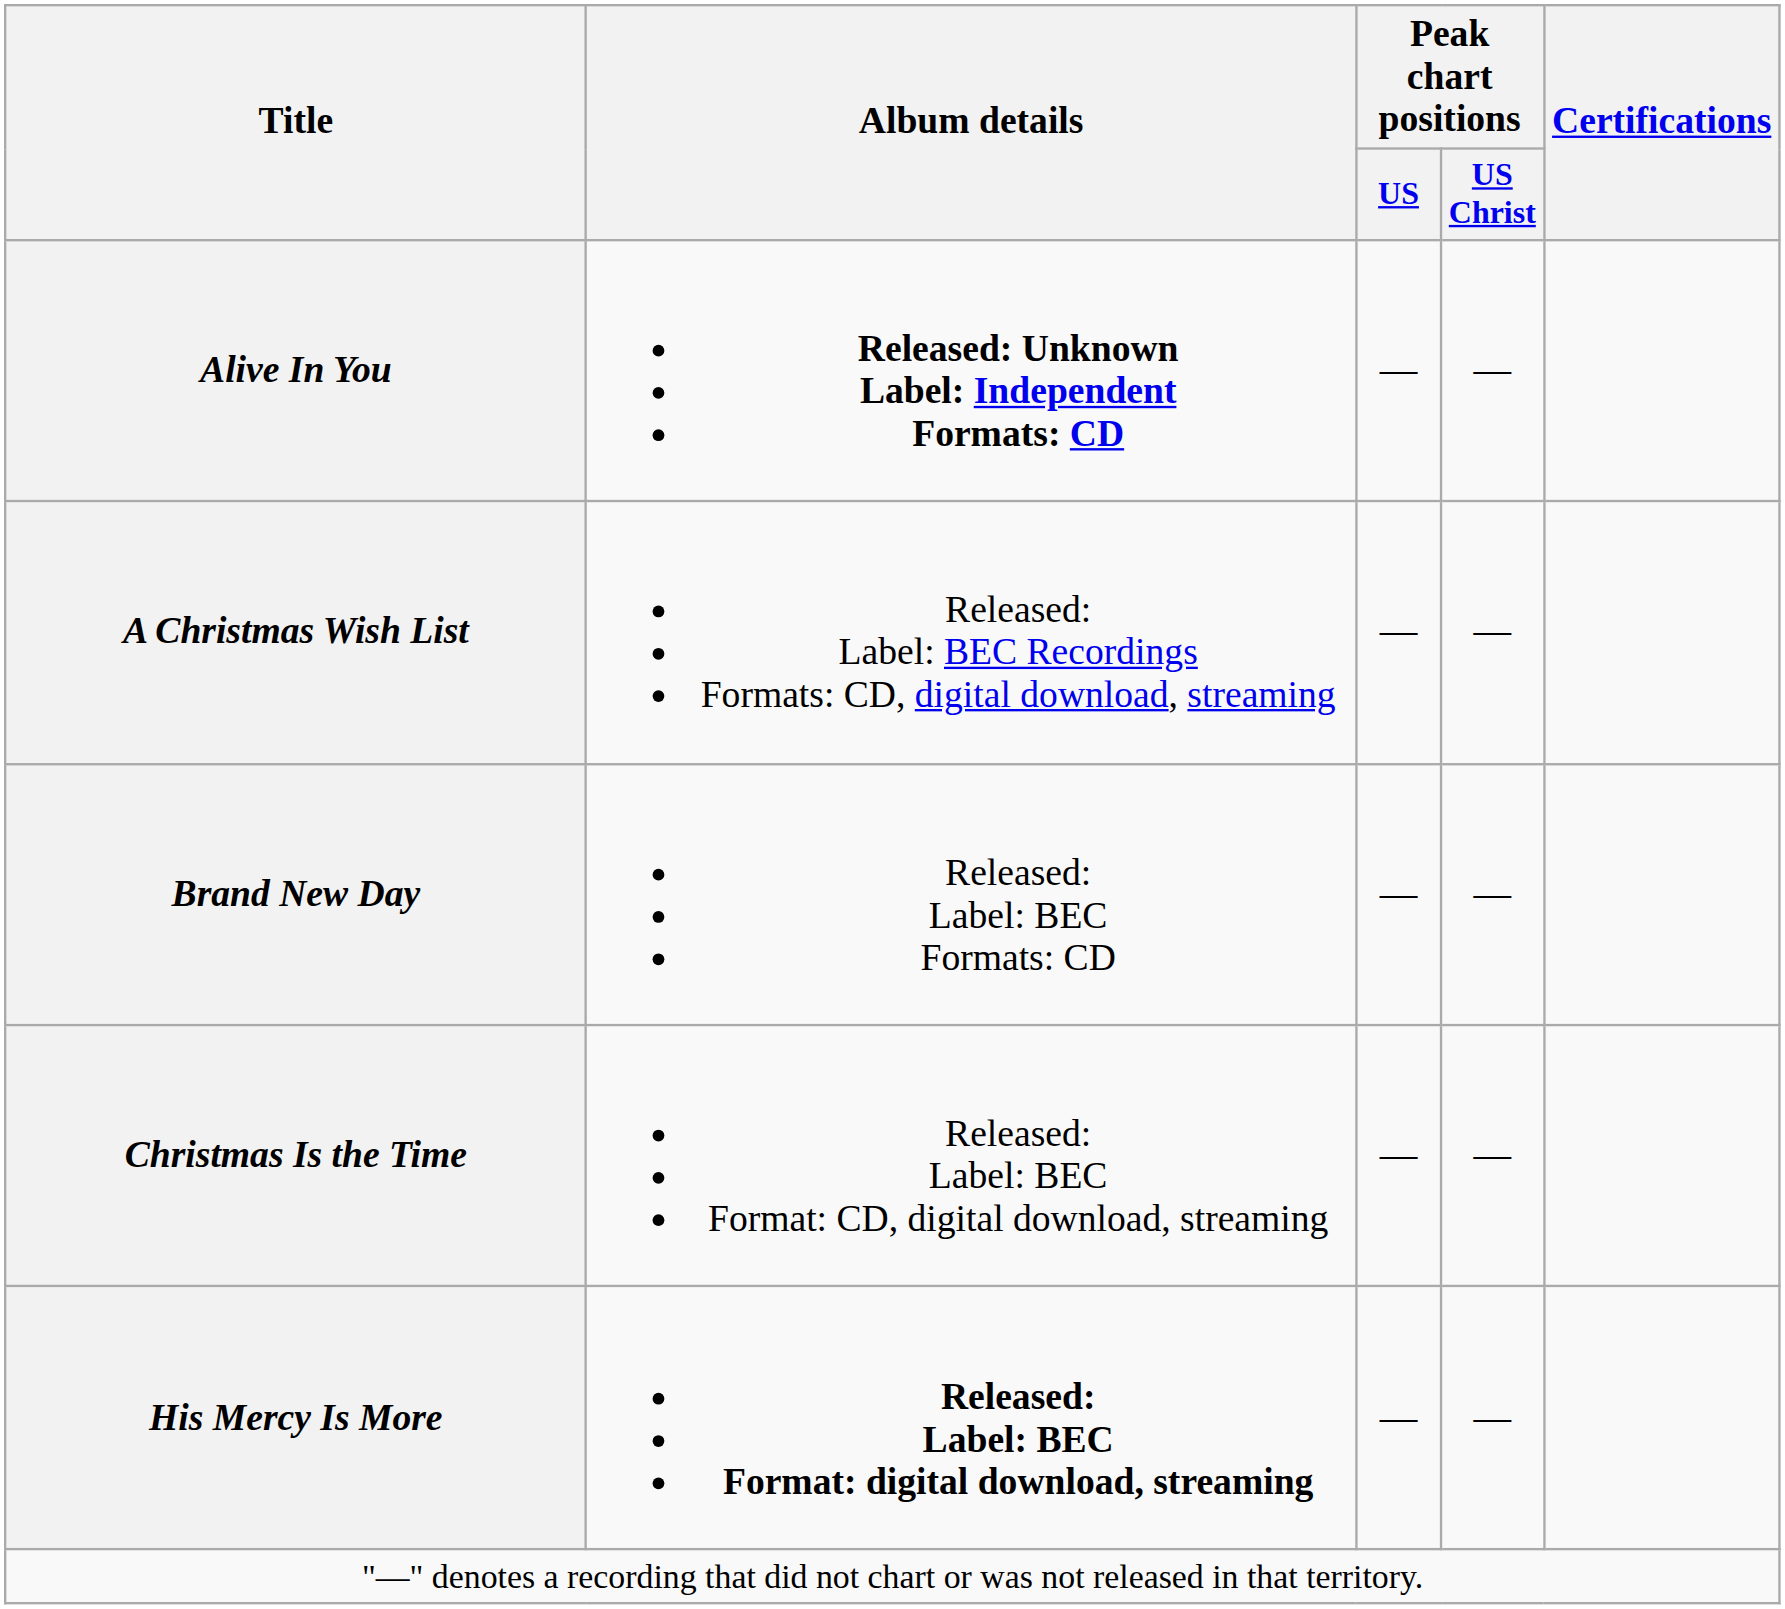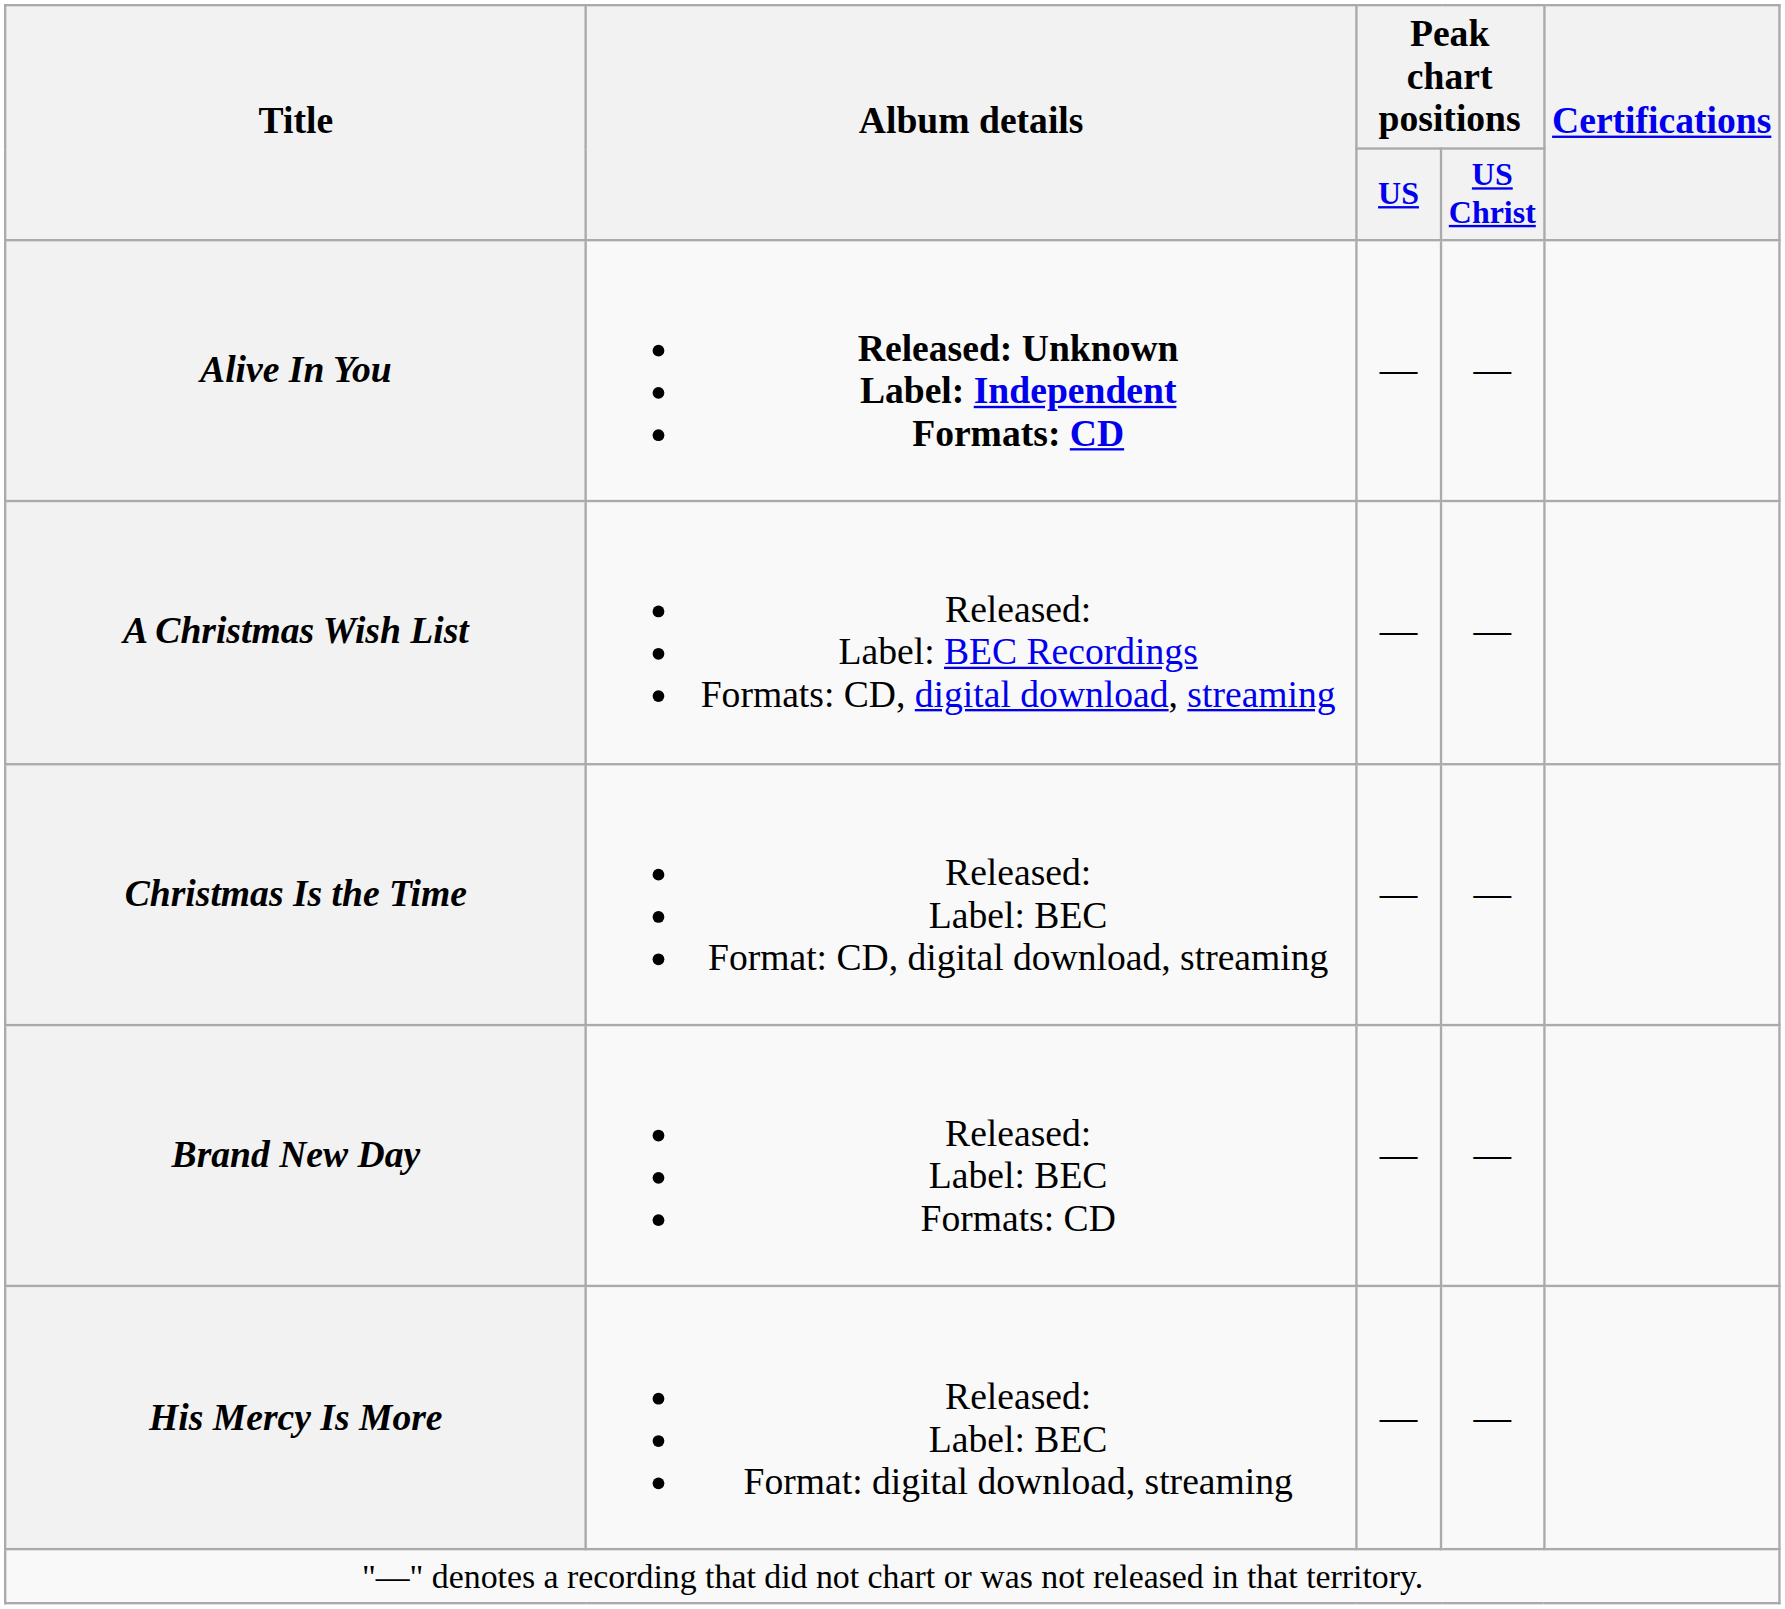rows swapped: (296, 1155) <-> (296, 893)
(971, 1439) bold -> (971, 1439) normal
